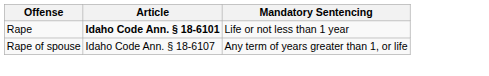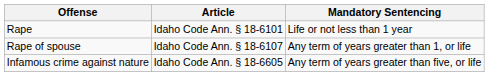(153, 29) bold -> (218, 29) normal
+ row: (78, 63)
